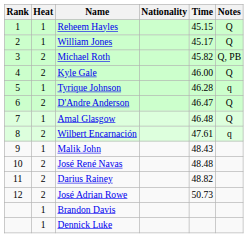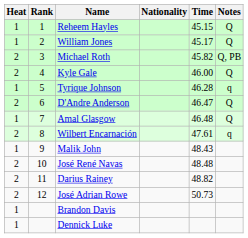columns swapped: (18, 12) <-> (43, 12)
